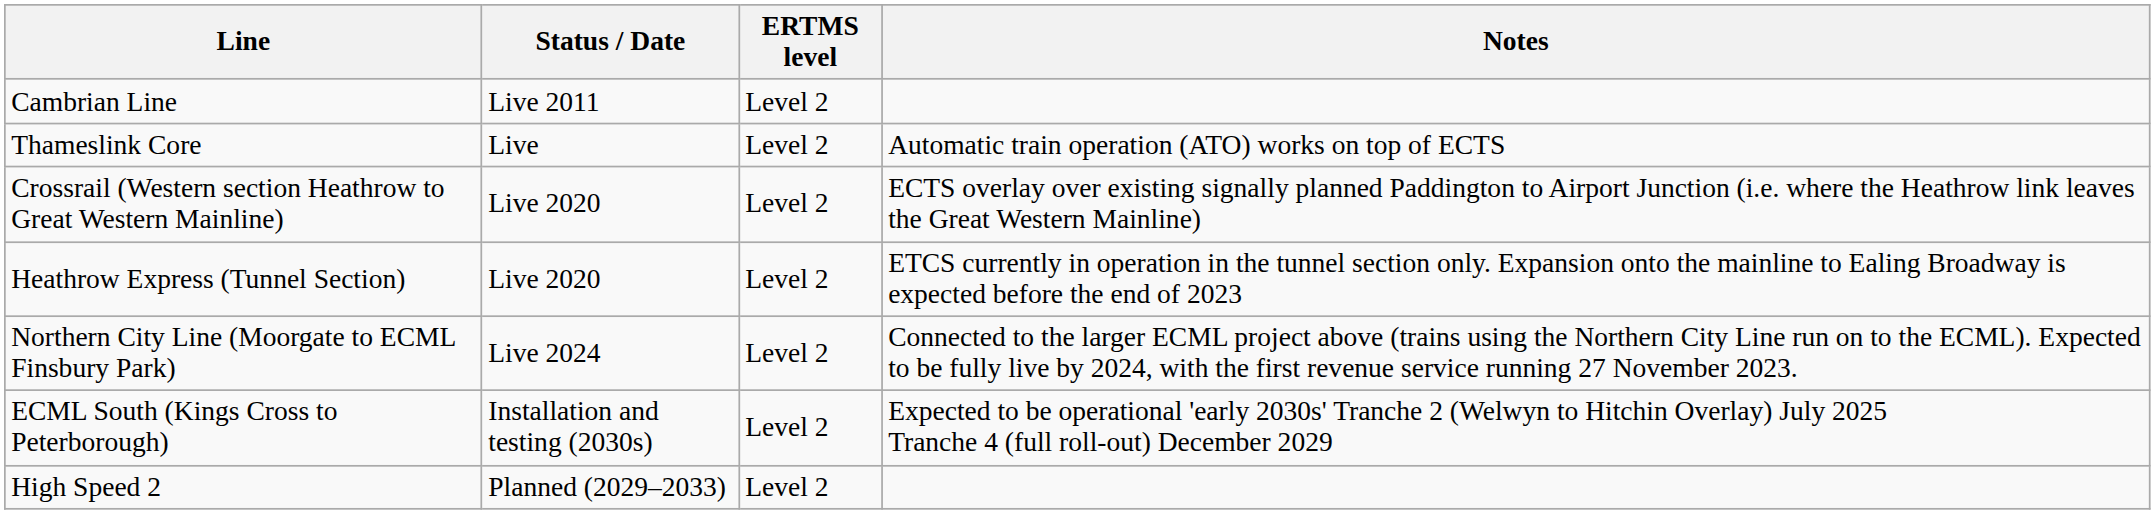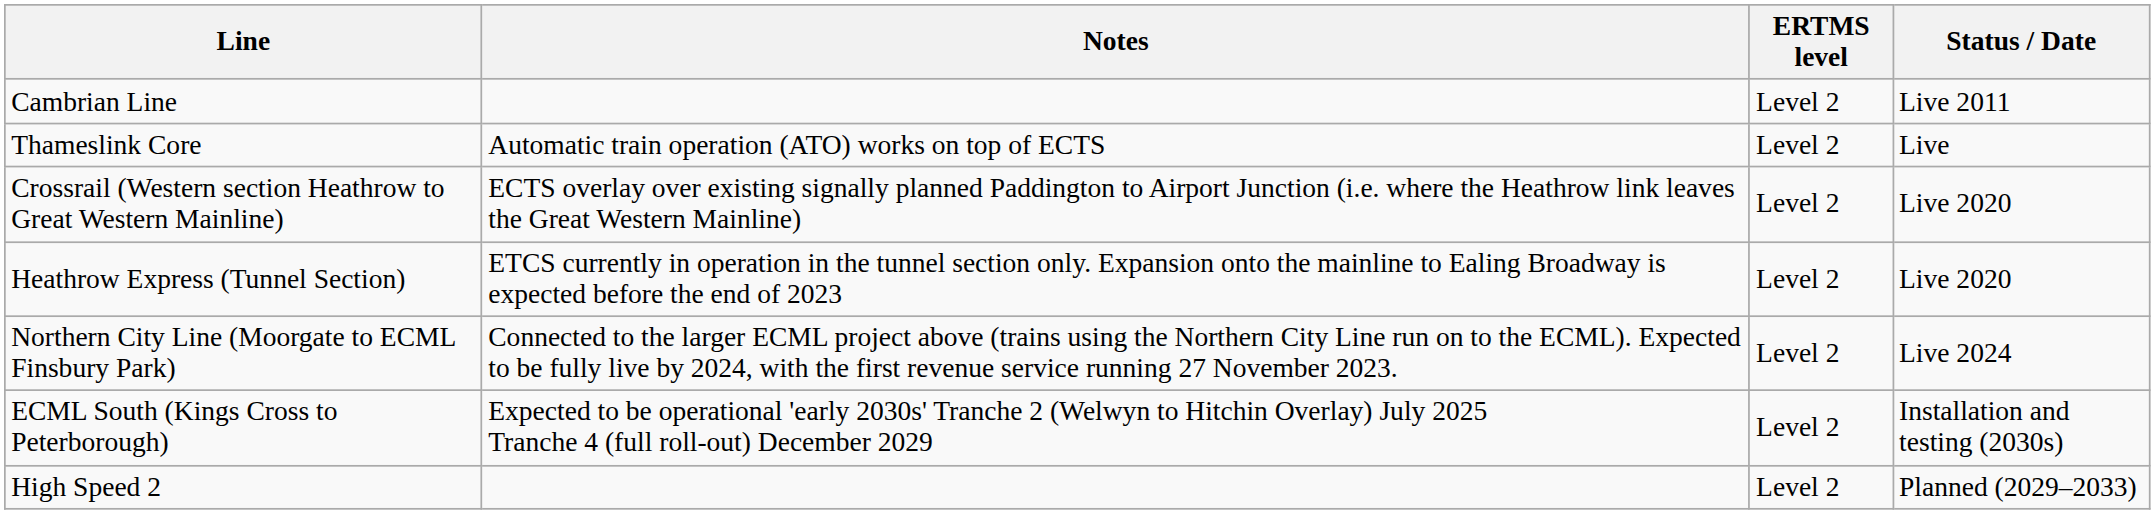columns swapped: (610, 41) <-> (1516, 41)
